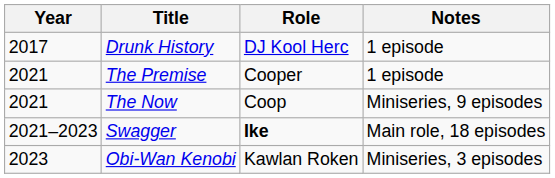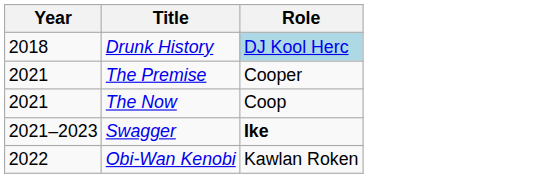- column: (456, 18)
(28, 46) 2017 -> (28, 46) 2018
(296, 46) no background -> (296, 46) lightblue background
(28, 159) 2023 -> (28, 159) 2022
